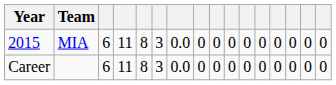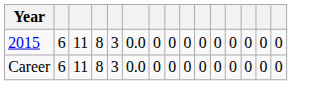- column: (76, 17)
